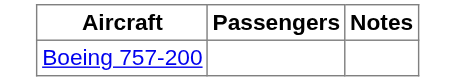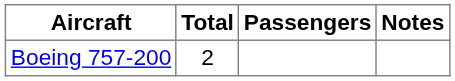+ column: (208, 22)
